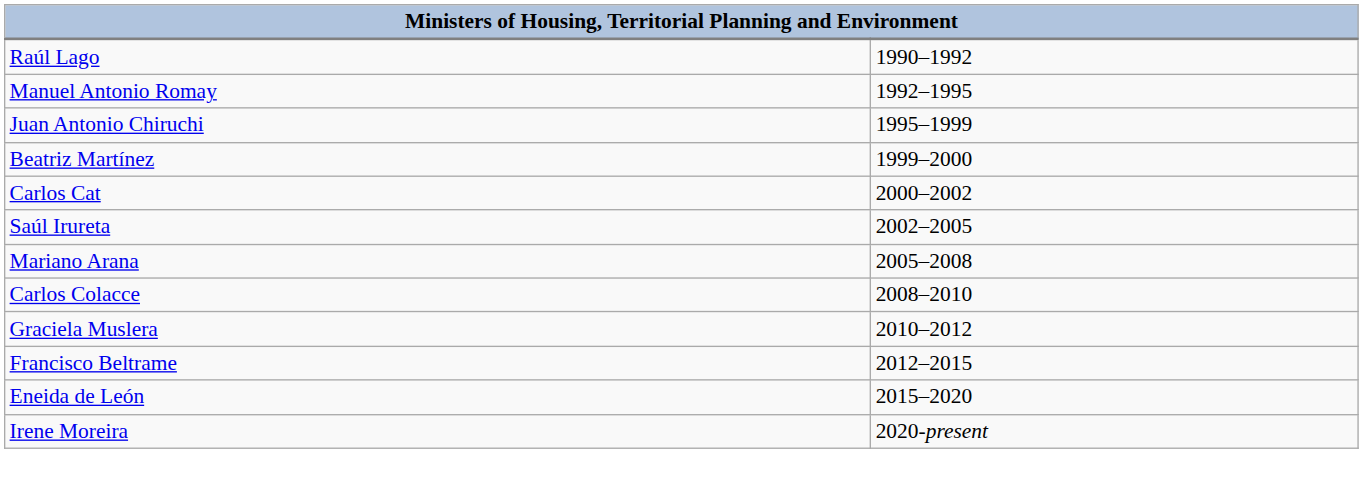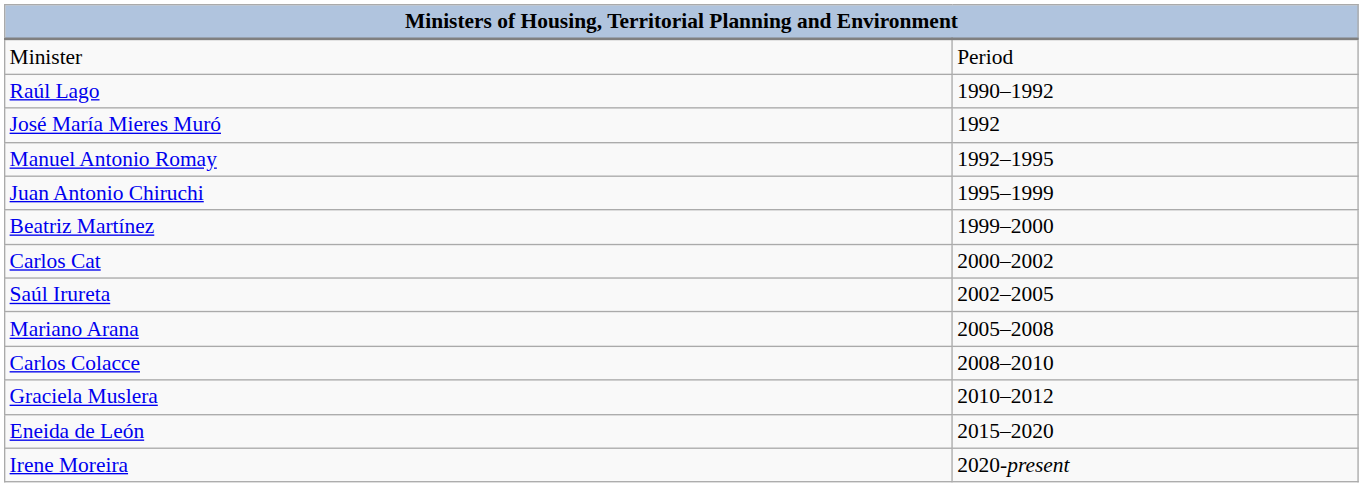+ row: (46, 56)
+ row: (115, 124)
- row: (93, 362)
